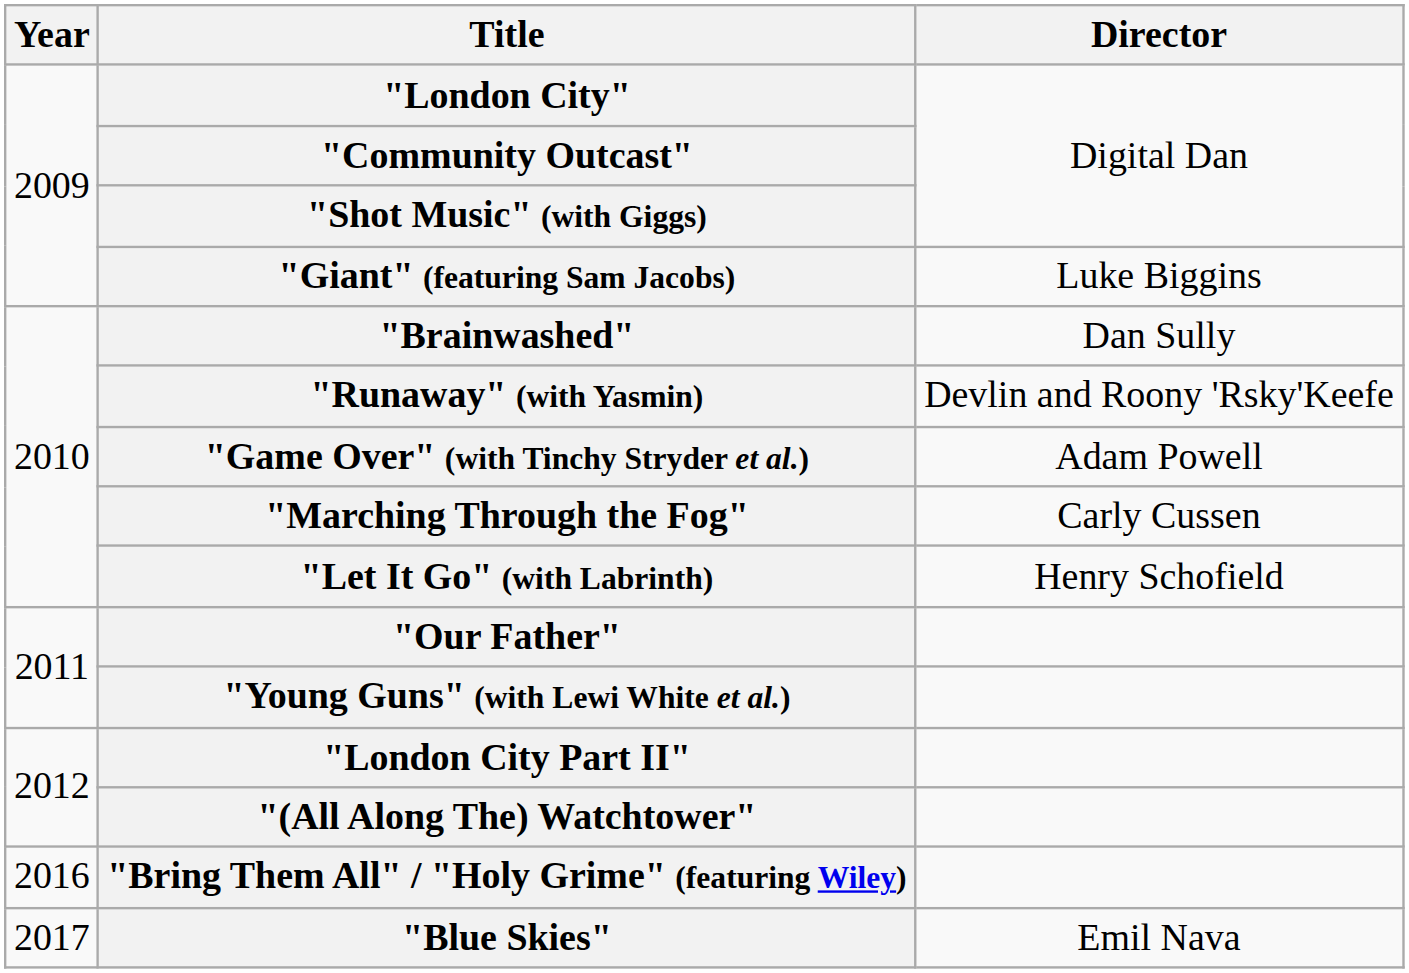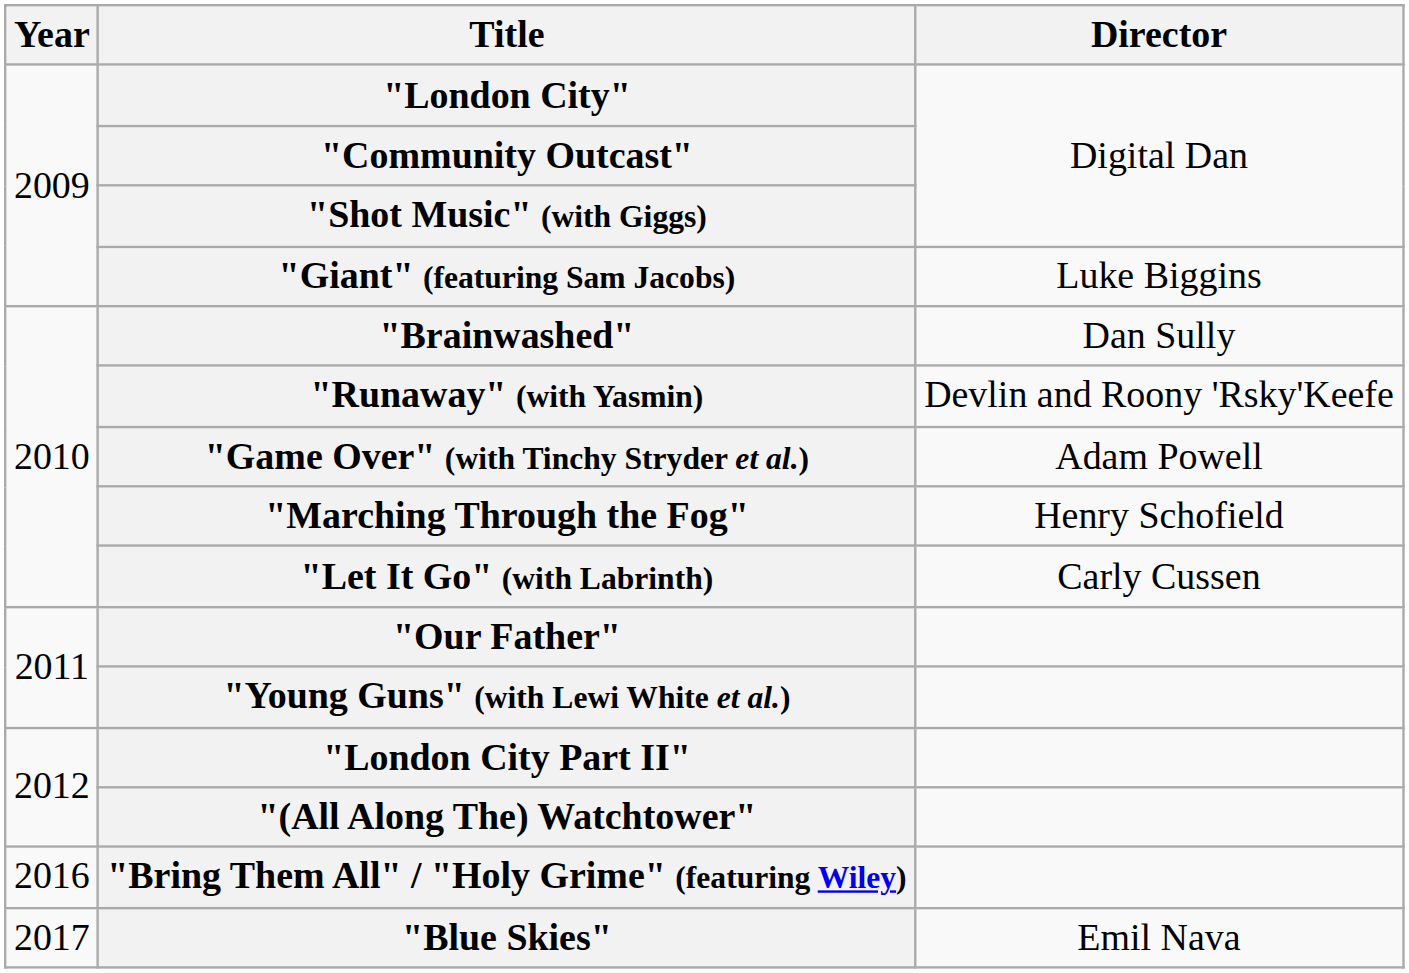(1159, 515) Carly Cussen -> (1159, 515) Henry Schofield
(1159, 575) Henry Schofield -> (1159, 575) Carly Cussen
